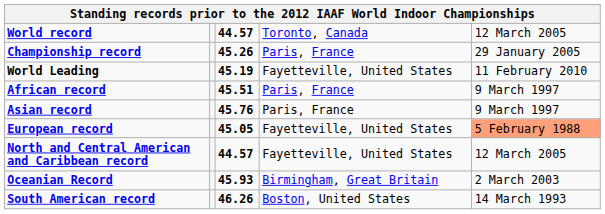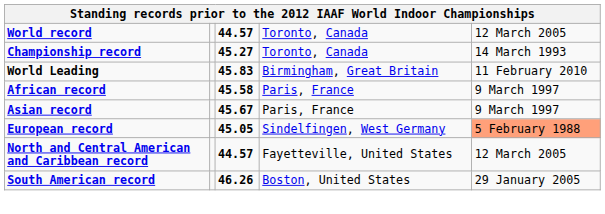(236, 52) 45.26 -> (236, 52) 45.27
(308, 52) Paris, France -> (315, 52) Toronto, Canada
(528, 52) 29 January 2005 -> (520, 52) 14 March 1993
(236, 71) 45.19 -> (236, 71) 45.83
(357, 71) Fayetteville, United States -> (350, 71) Birmingham, Great Britain
(236, 90) 45.51 -> (236, 90) 45.58
(236, 109) 45.76 -> (236, 109) 45.67
(357, 128) Fayetteville, United States -> (354, 128) Sindelfingen, West Germany
- row: (60, 180)
(520, 199) 14 March 1993 -> (528, 180) 29 January 2005
